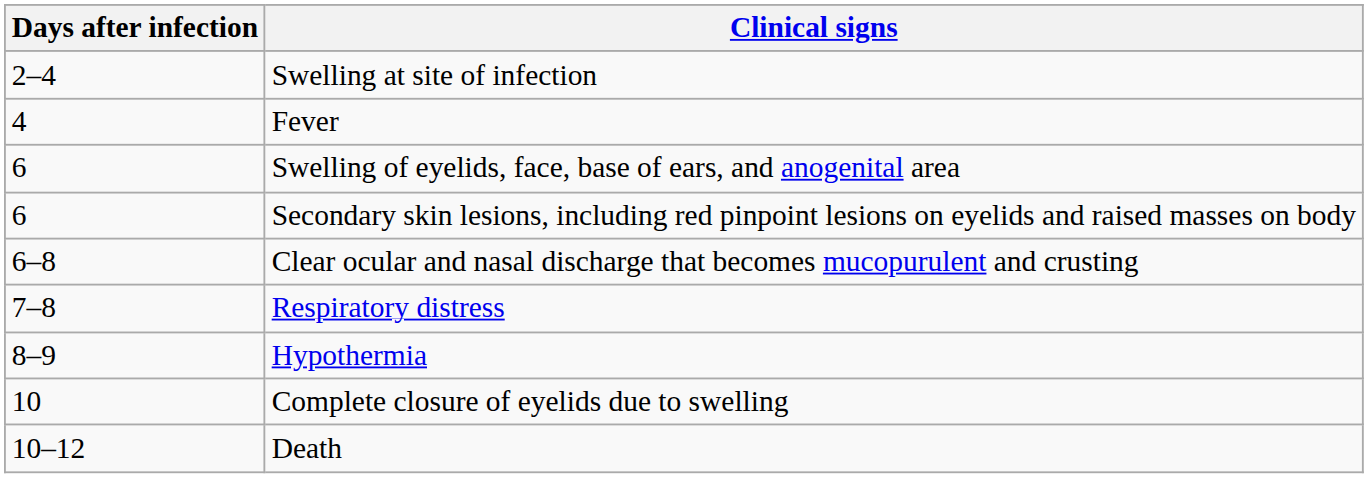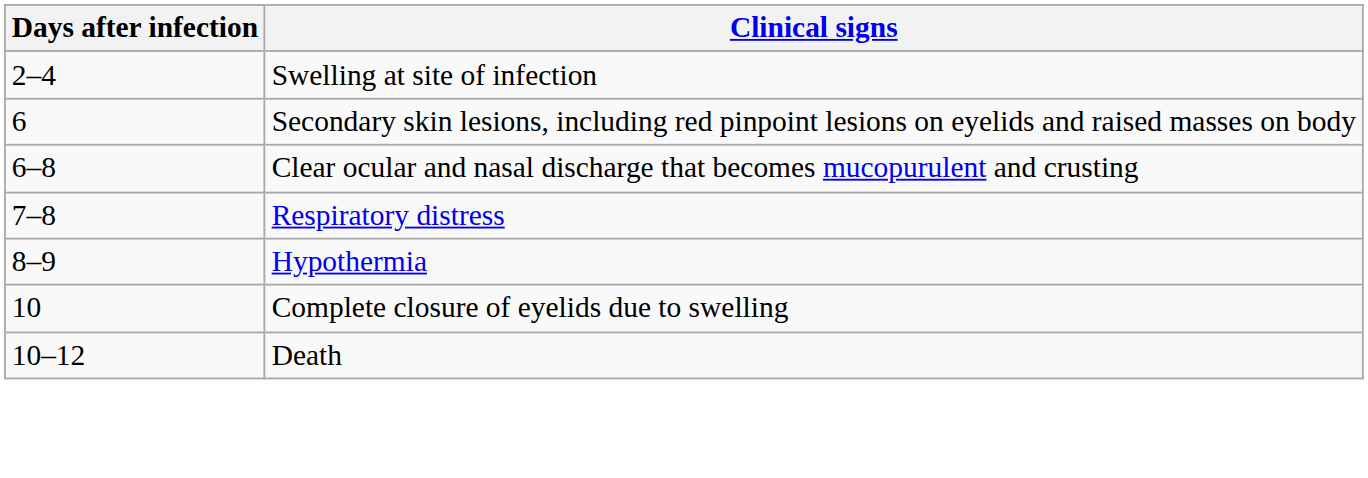- row: (305, 121)
- row: (616, 167)
